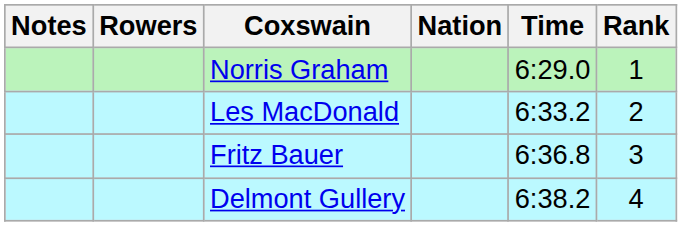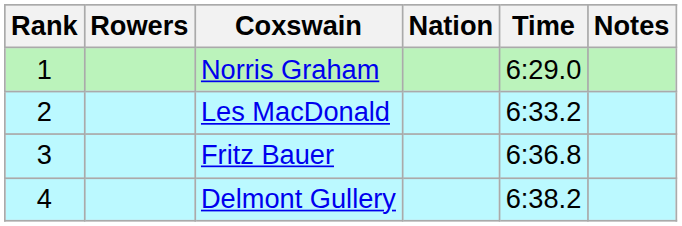columns swapped: (636, 26) <-> (49, 26)
